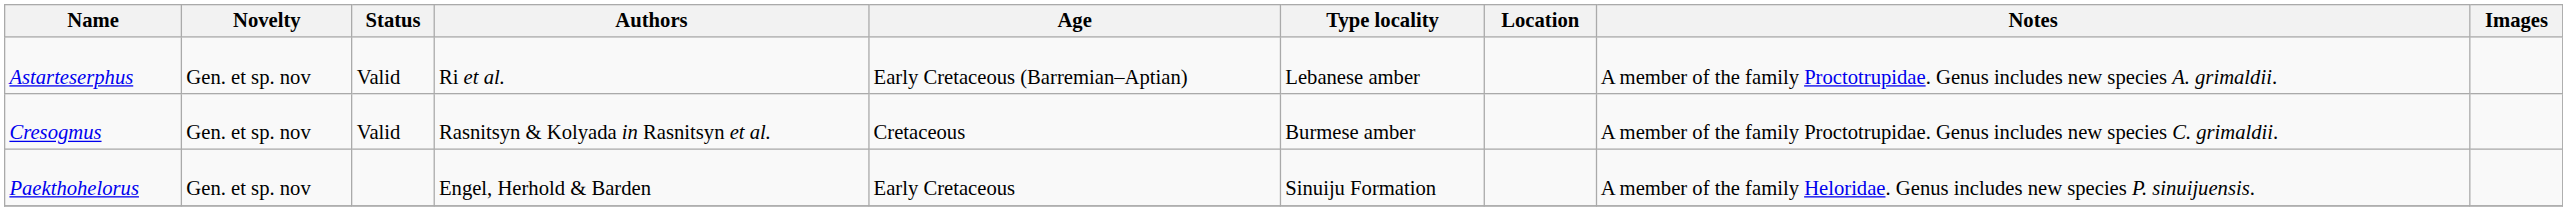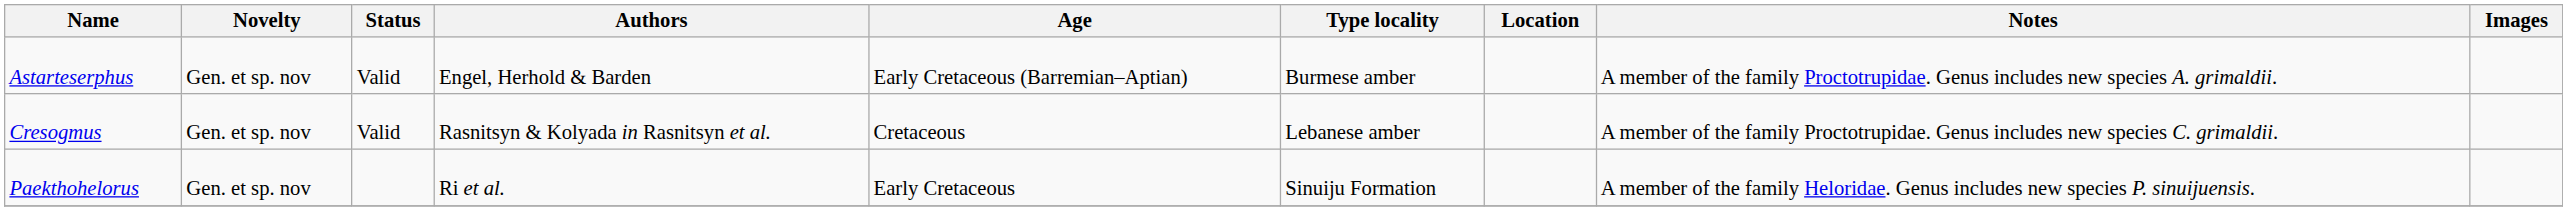(472, 76) Ri et al. -> (545, 76) Engel, Herhold & Barden
(1353, 76) Lebanese amber -> (1350, 76) Burmese amber
(1350, 132) Burmese amber -> (1353, 132) Lebanese amber
(545, 188) Engel, Herhold & Barden -> (472, 188) Ri et al.
